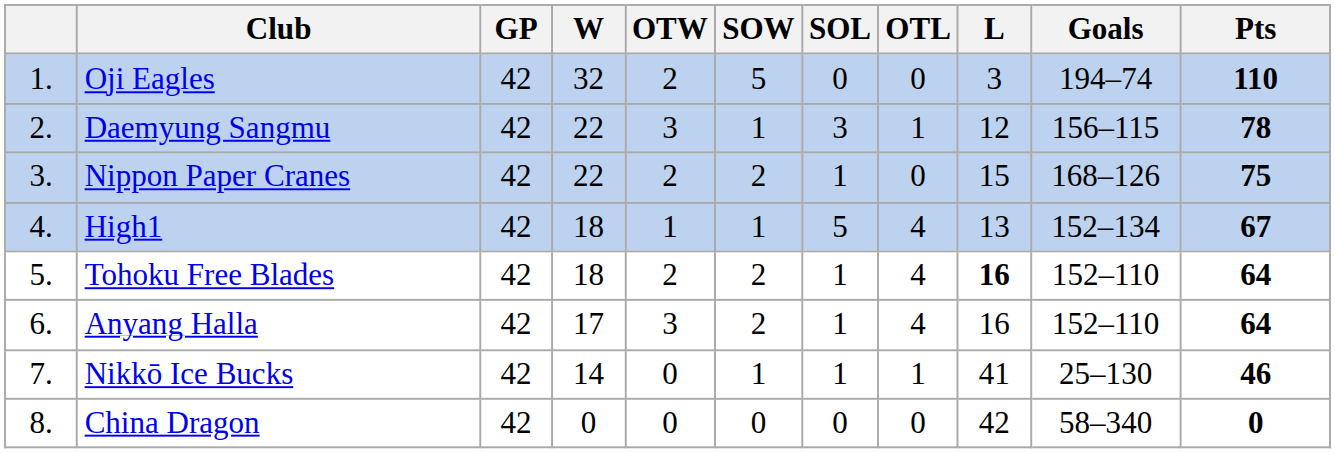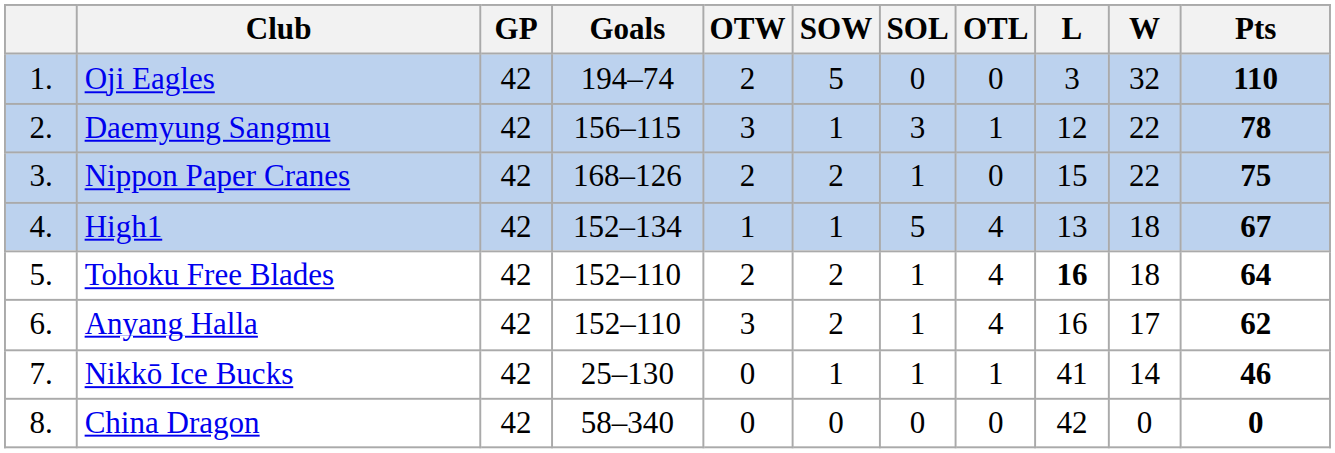columns swapped: (589, 29) <-> (1106, 29)
(1256, 324) 64 -> (1256, 324) 62
